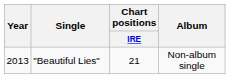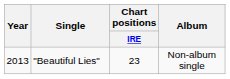(134, 60) 21 -> (134, 60) 23
